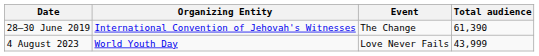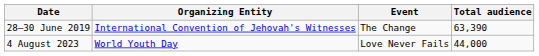(470, 27) 61,390 -> (470, 27) 63,390
(470, 43) 43,999 -> (470, 43) 44,000
